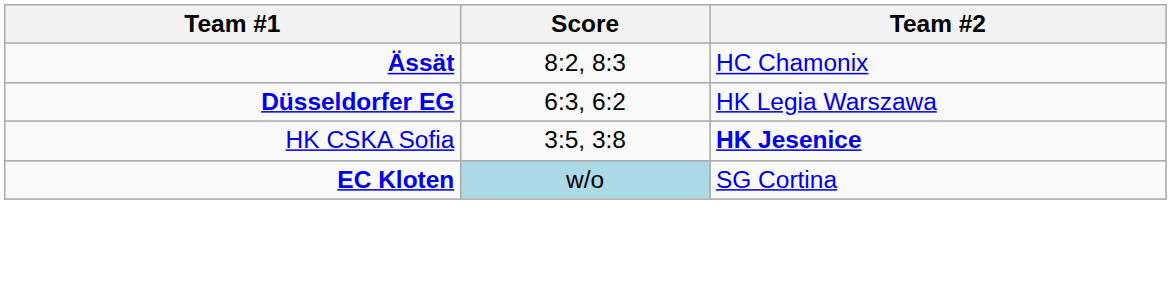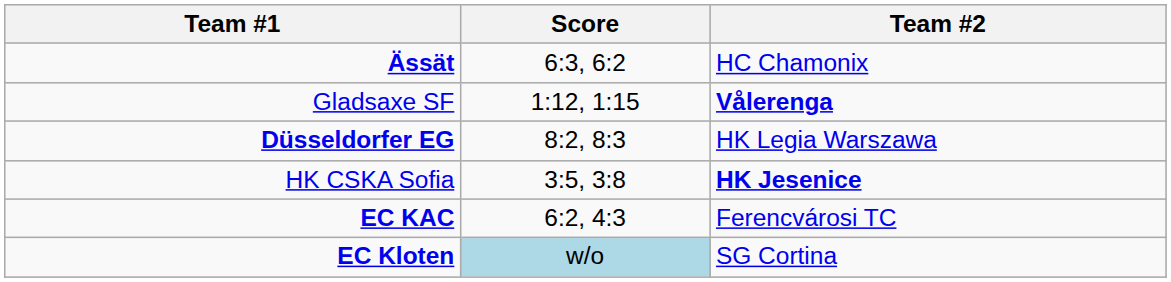(585, 62) 8:2, 8:3 -> (585, 62) 6:3, 6:2
+ row: (384, 101)
(585, 101) 6:3, 6:2 -> (585, 140) 8:2, 8:3
+ row: (407, 218)
